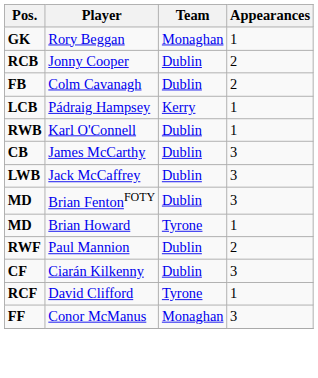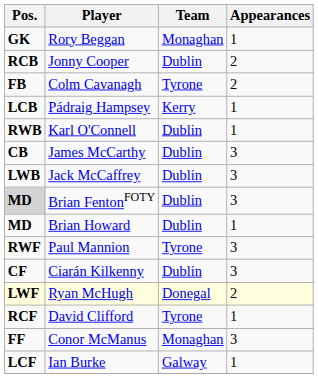(182, 84) Dublin -> (182, 84) Tyrone
(20, 200) no background -> (20, 200) lightgrey background
(182, 225) Tyrone -> (182, 225) Dublin
(182, 248) Dublin -> (182, 248) Tyrone
(234, 248) 2 -> (234, 248) 3
+ row: (91, 293)
+ row: (77, 362)
